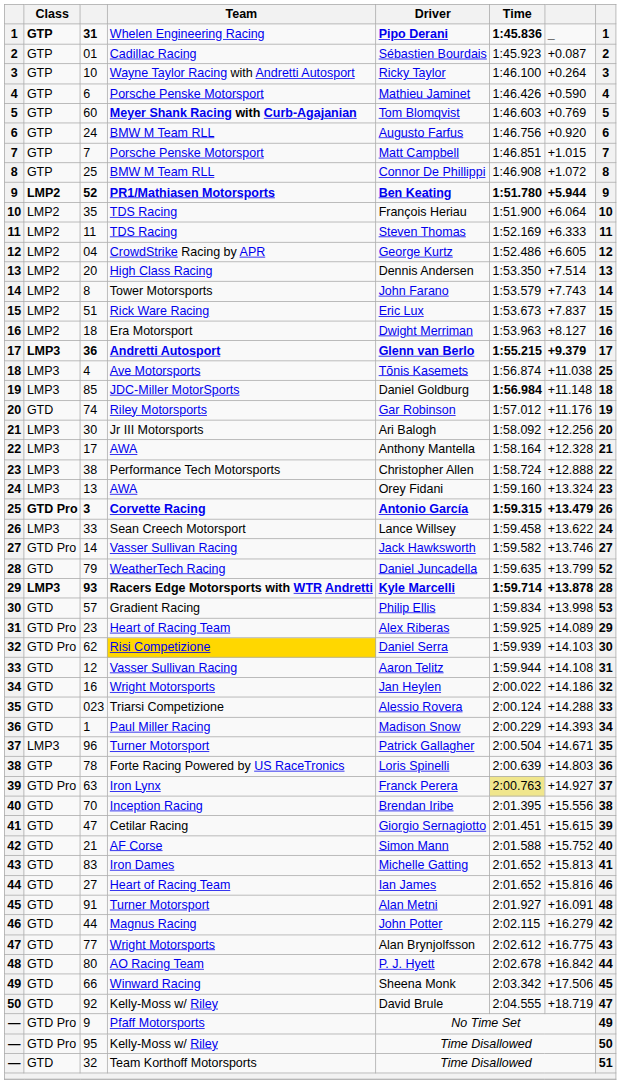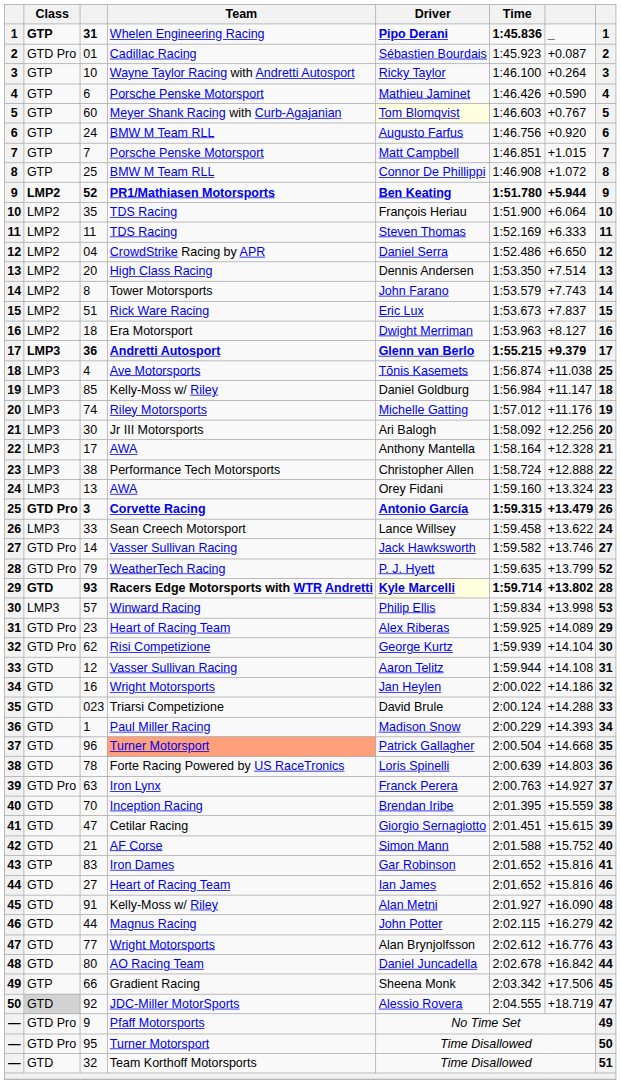(40, 53) GTP -> (52, 53) GTD Pro
(233, 113) bold -> (226, 113) normal
(419, 113) no background -> (419, 113) lightyellow background
(567, 113) +0.769 -> (567, 113) +0.767
(416, 251) George Kurtz -> (413, 251) Daniel Serra
(567, 251) +6.605 -> (567, 251) +6.650
(175, 390) JDC-Miller MotorSports -> (164, 390) Kelly-Moss w/ Riley
(517, 390) bold -> (517, 390) normal
(570, 390) +11.148 -> (570, 390) +11.147
(40, 410) GTD -> (43, 410) LMP3
(417, 410) Gar Robinson -> (423, 410) Michelle Gatting
(40, 568) GTD -> (52, 568) GTD Pro
(428, 568) Daniel Juncadella -> (407, 568) P. J. Hyett
(44, 588) LMP3 -> (40, 588) GTD
(417, 588) no background -> (417, 588) lightyellow background
(570, 588) +13.878 -> (570, 588) +13.802
(40, 608) GTD -> (43, 608) LMP3
(155, 608) Gradient Racing -> (155, 608) Winward Racing
(160, 647) gold background -> (160, 647) no background
(413, 647) Daniel Serra -> (416, 647) George Kurtz
(570, 647) +14.103 -> (570, 647) +14.104
(421, 707) Alessio Rovera -> (411, 707) David Brule
(43, 746) LMP3 -> (40, 746) GTD
(160, 746) no background -> (160, 746) lightsalmon background
(570, 746) +14.671 -> (570, 746) +14.668
(40, 766) GTP -> (40, 766) GTD
(517, 786) khaki background -> (517, 786) no background
(570, 806) +15.556 -> (570, 806) +15.559
(40, 865) GTD -> (40, 865) GTP
(423, 865) Michelle Gatting -> (417, 865) Gar Robinson
(570, 865) +15.813 -> (570, 865) +15.816
(160, 905) Turner Motorsport -> (164, 905) Kelly-Moss w/ Riley
(570, 905) +16.091 -> (570, 905) +16.090
(570, 944) +16.775 -> (570, 944) +16.776
(407, 964) P. J. Hyett -> (428, 964) Daniel Juncadella
(40, 984) GTD -> (40, 984) GTP
(155, 984) Winward Racing -> (155, 984) Gradient Racing
(40, 1004) no background -> (40, 1004) lightgrey background
(164, 1004) Kelly-Moss w/ Riley -> (175, 1004) JDC-Miller MotorSports
(411, 1004) David Brule -> (421, 1004) Alessio Rovera
(164, 1043) Kelly-Moss w/ Riley -> (160, 1043) Turner Motorsport
